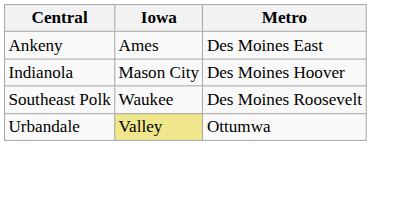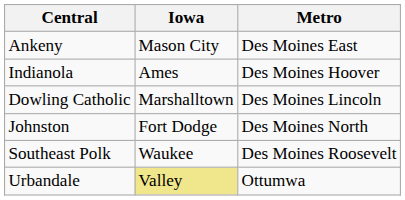(139, 45) Ames -> (179, 45) Mason City
(159, 72) Mason City -> (159, 72) Ames
+ row: (70, 99)
+ row: (39, 126)
